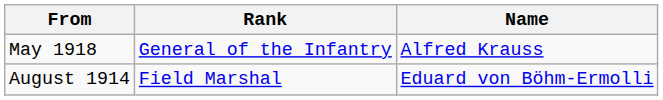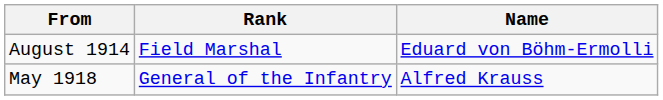rows swapped: (70, 79) <-> (53, 50)
